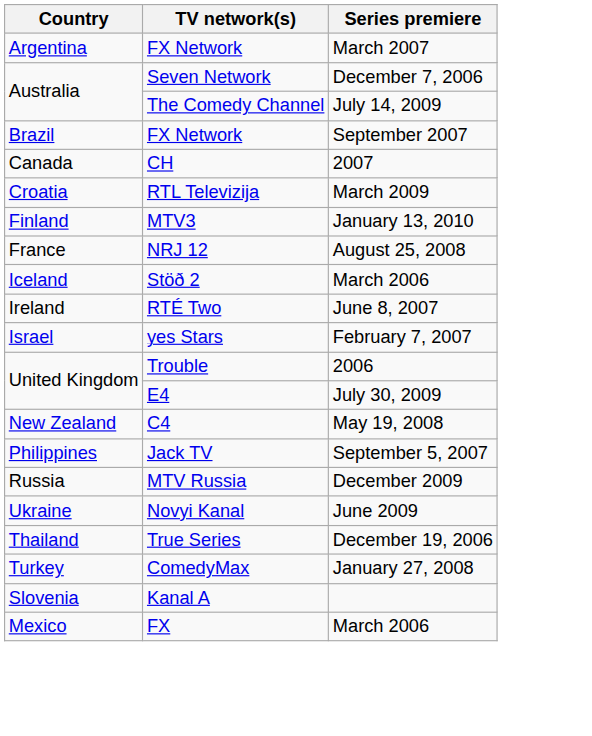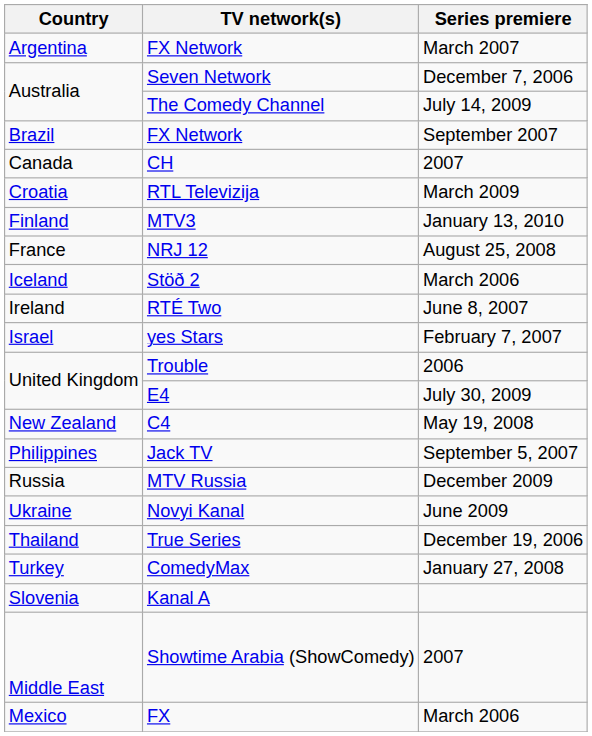+ row: (56, 688)
